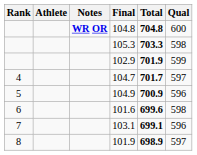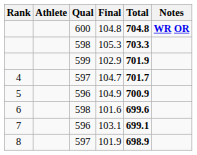columns swapped: (178, 12) <-> (90, 12)
